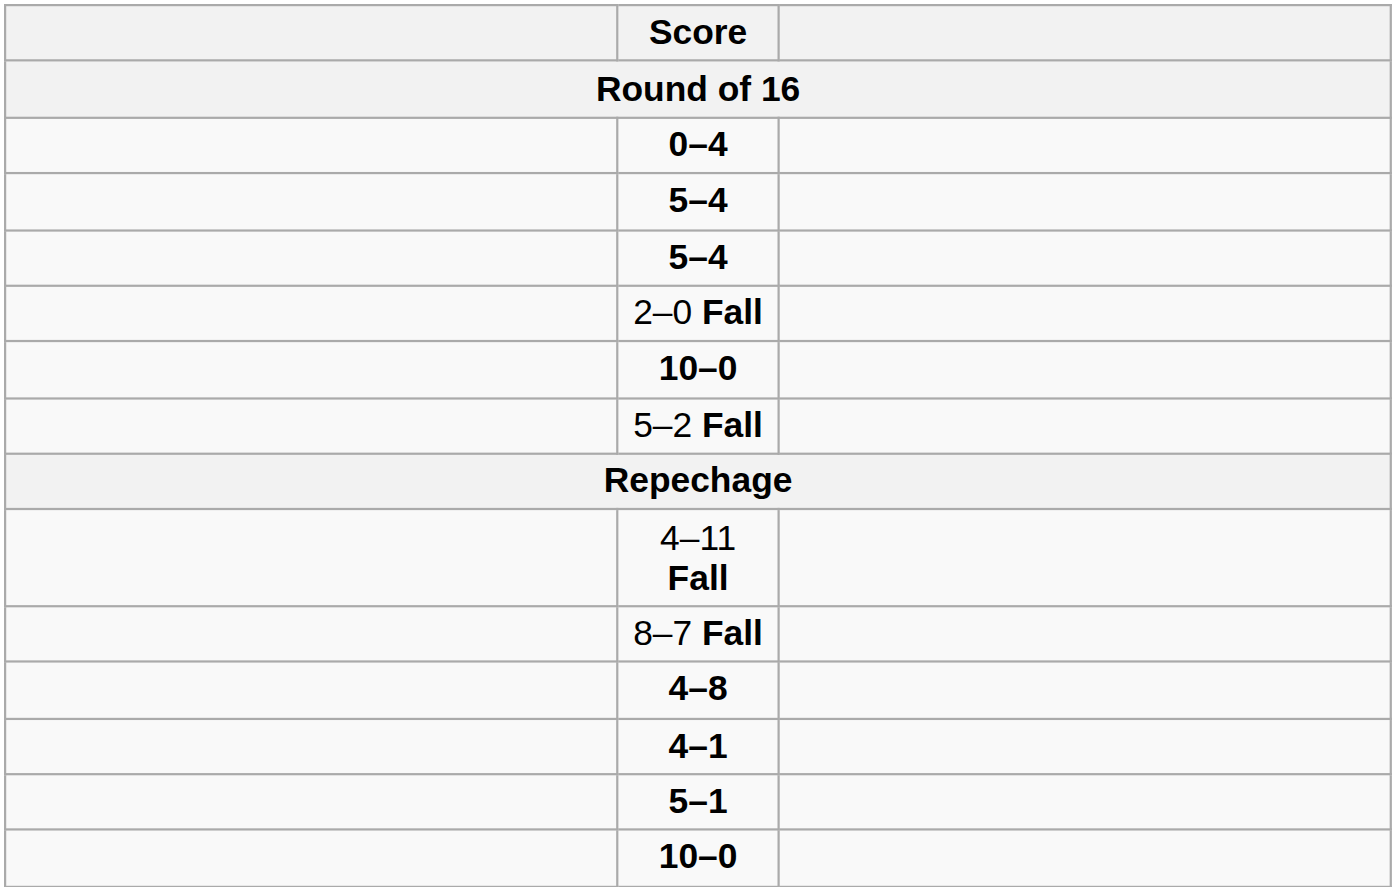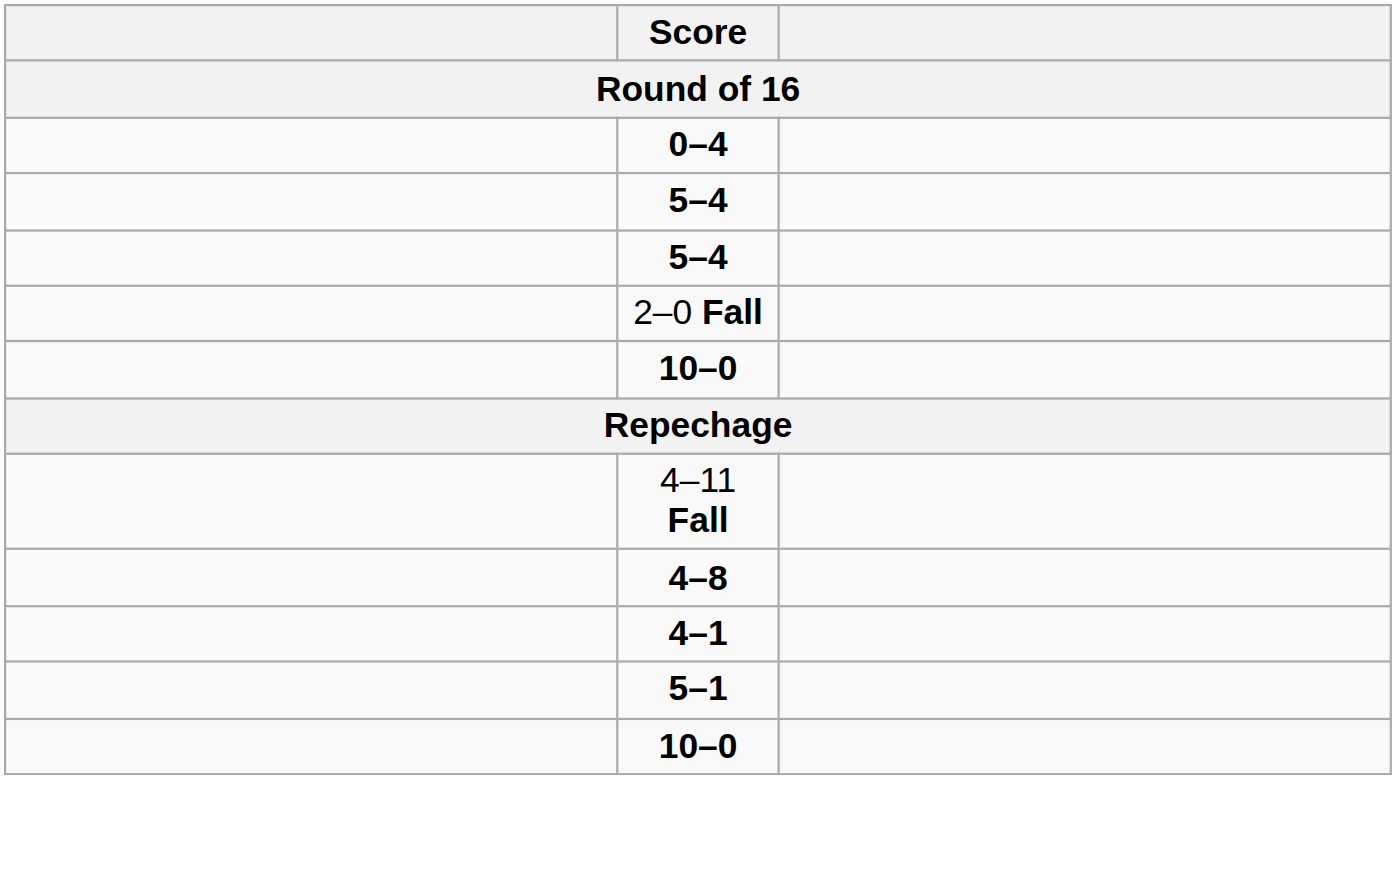- row: (312, 426)
- row: (312, 634)
